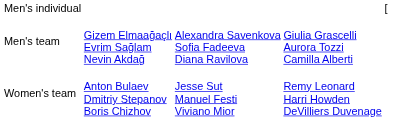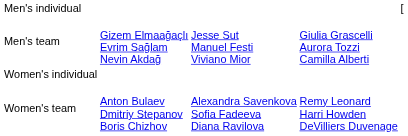(228, 47) Alexandra Savenkova Sofia Fadeeva Diana Ravilova -> (222, 47) Jesse Sut Manuel Festi Viviano Mior
+ row: (51, 74)
(206, 99) Jesse Sut Manuel Festi Viviano Mior -> (244, 114) Alexandra Savenkova Sofia Fadeeva Diana Ravilova
